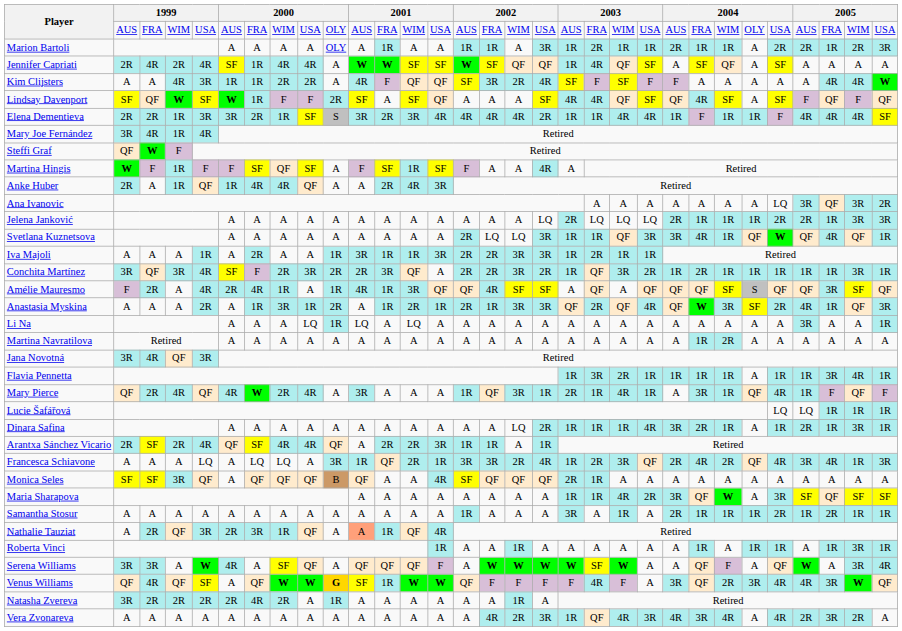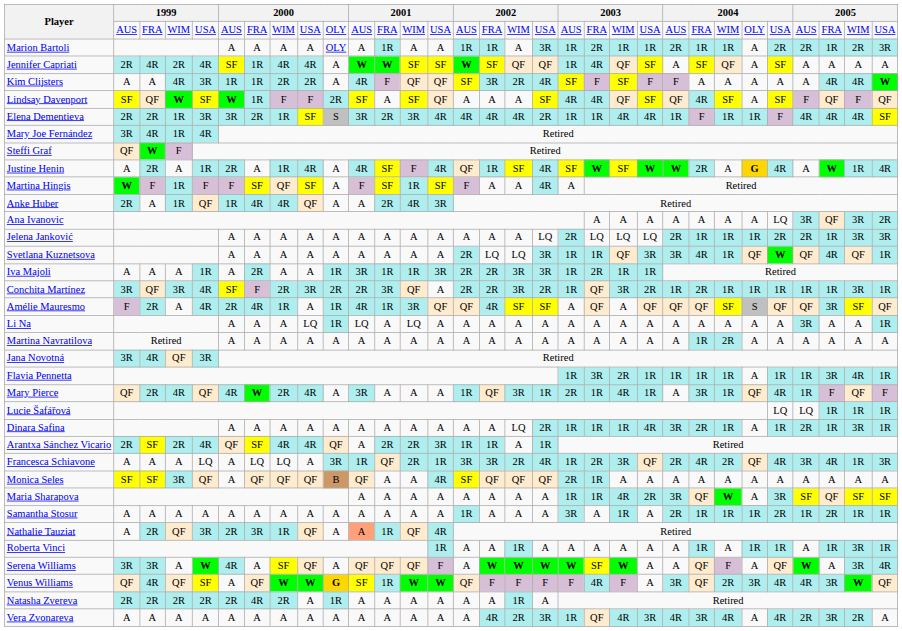+ row: (36, 168)
- row: (47, 306)
(127, 600) 3R -> (127, 600) 2R
